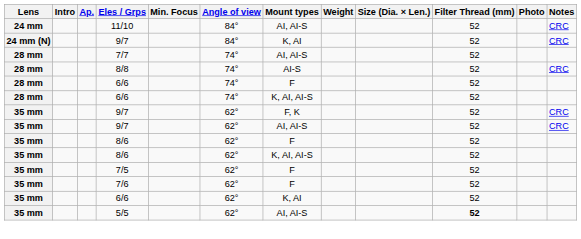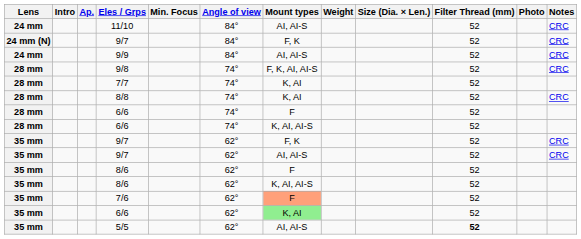(292, 40) K, AI -> (292, 40) F, K
+ row: (29, 54)
+ row: (29, 69)
(292, 54) AI, AI-S -> (292, 83) K, AI
(292, 69) AI-S -> (292, 97) K, AI
- row: (29, 169)
(292, 183) no background -> (292, 198) lightsalmon background
(292, 198) no background -> (292, 212) lightgreen background
